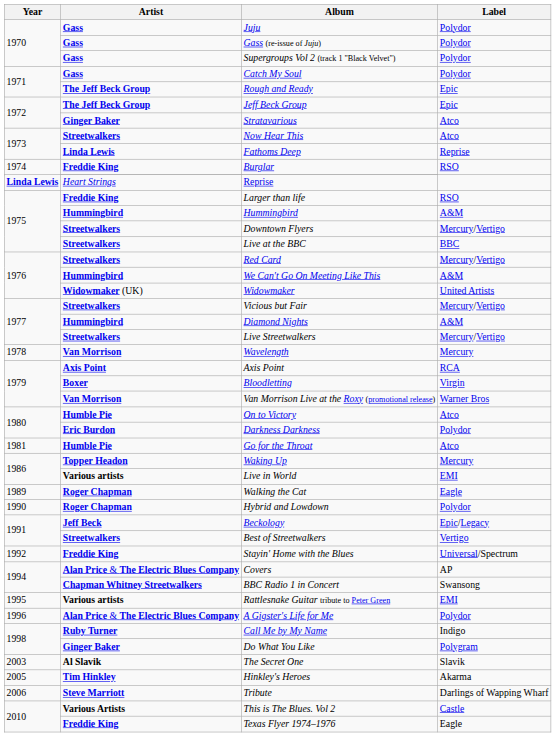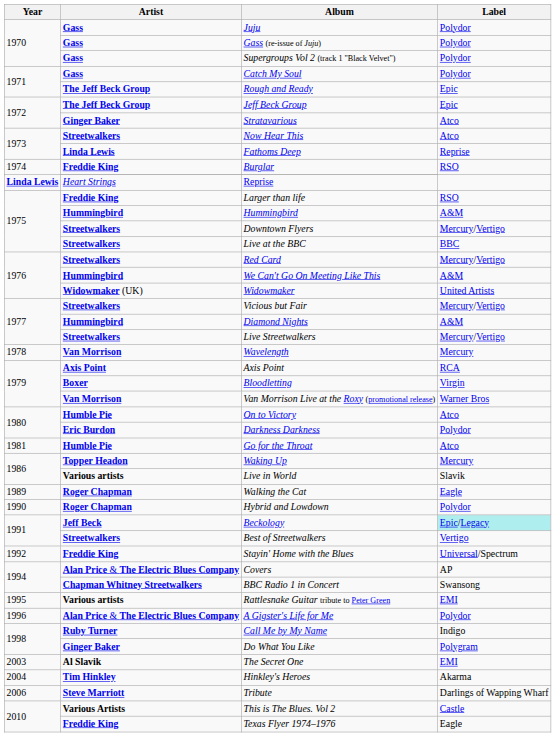(449, 476) EMI -> (452, 476) Slavik
(464, 523) no background -> (464, 523) paleturquoise background
(452, 662) Slavik -> (449, 662) EMI
(16, 677) 2005 -> (16, 677) 2004
